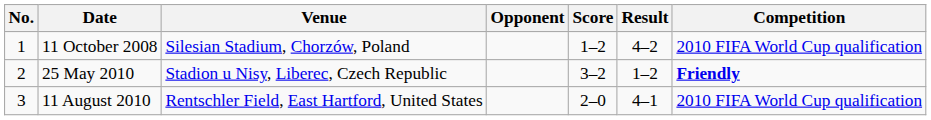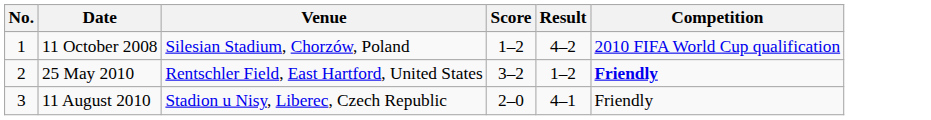- column: (528, 18)
(306, 73) Stadion u Nisy, Liberec, Czech Republic -> (324, 73) Rentschler Field, East Hartford, United States
(324, 100) Rentschler Field, East Hartford, United States -> (306, 100) Stadion u Nisy, Liberec, Czech Republic
(799, 100) 2010 FIFA World Cup qualification -> (624, 100) Friendly
